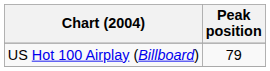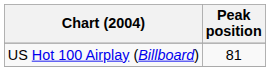(234, 54) 79 -> (234, 54) 81
